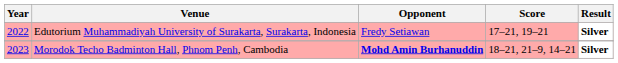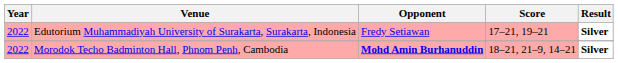(18, 50) 2023 -> (18, 50) 2022
